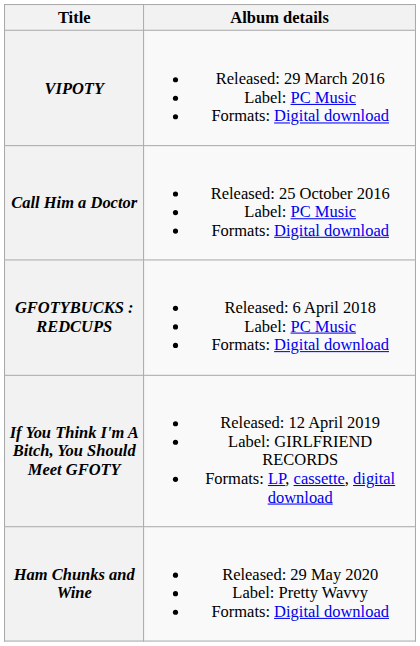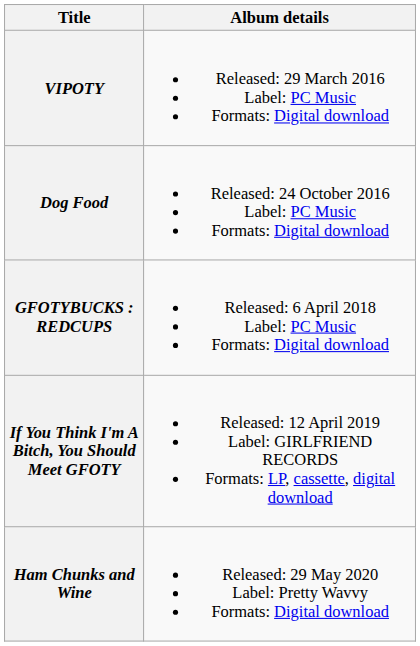+ row: (74, 202)
- row: (74, 202)
